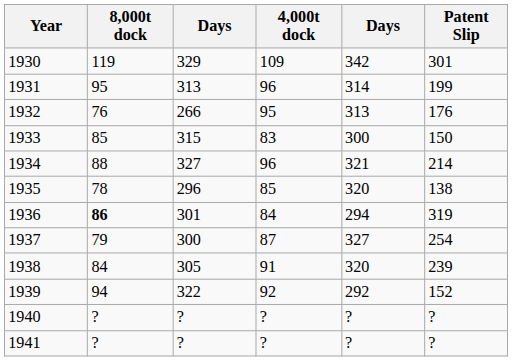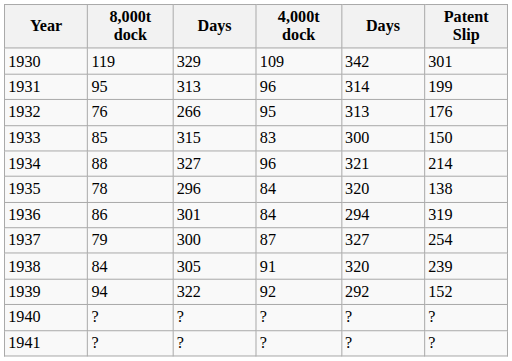(268, 189) 85 -> (268, 189) 84
(100, 214) bold -> (100, 214) normal
